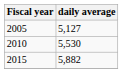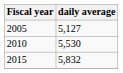(69, 60) 5,882 -> (69, 60) 5,832
